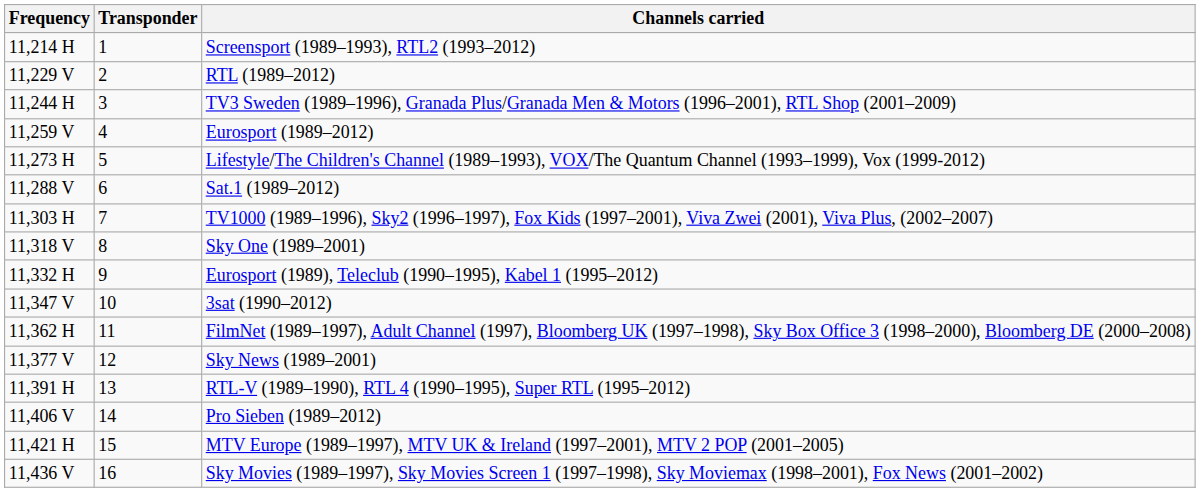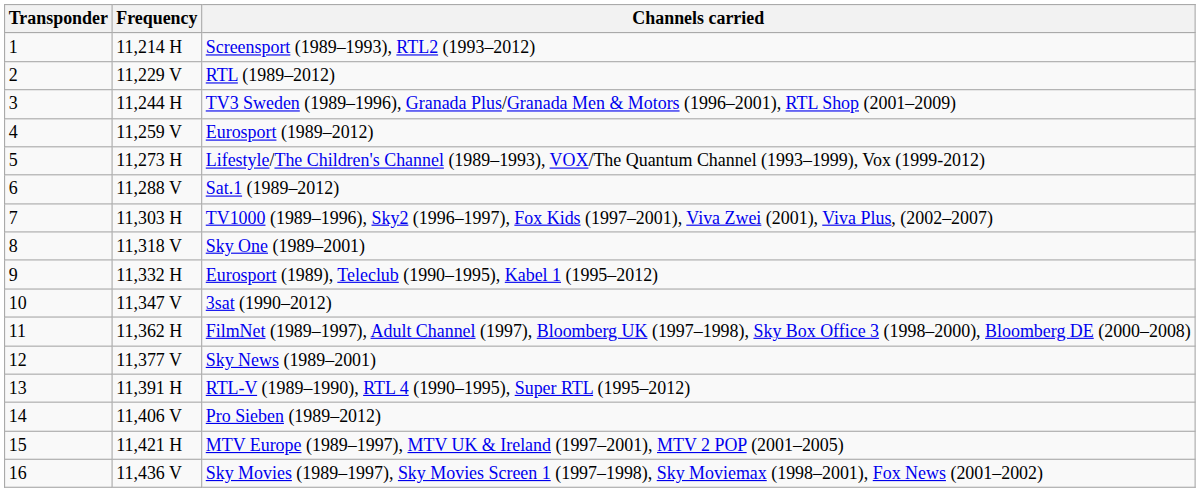columns swapped: (148, 18) <-> (49, 18)
